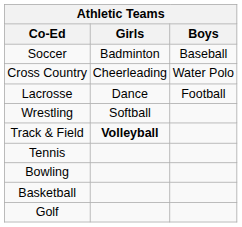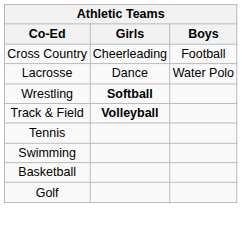- row: (47, 53)
(203, 73) Water Polo -> (203, 53) Football
(203, 93) Football -> (203, 73) Water Polo
(130, 113) normal -> (130, 93) bold
- row: (47, 172)
+ row: (47, 152)
